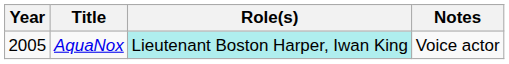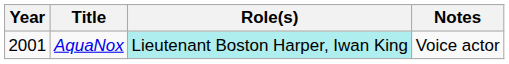(27, 44) 2005 -> (27, 44) 2001
